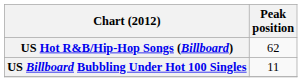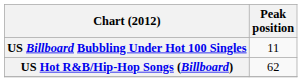rows swapped: (127, 67) <-> (127, 47)
